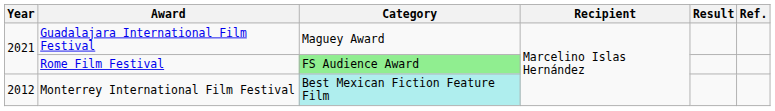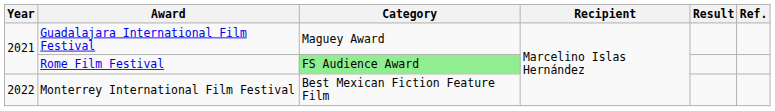(21, 89) 2012 -> (21, 89) 2022
(398, 89) paleturquoise background -> (398, 89) no background
